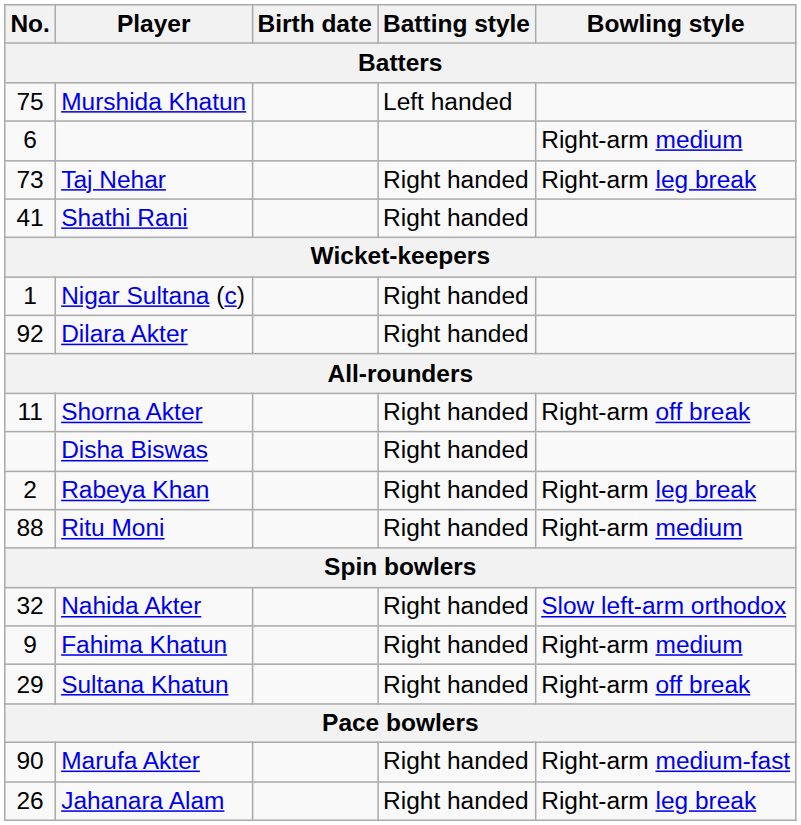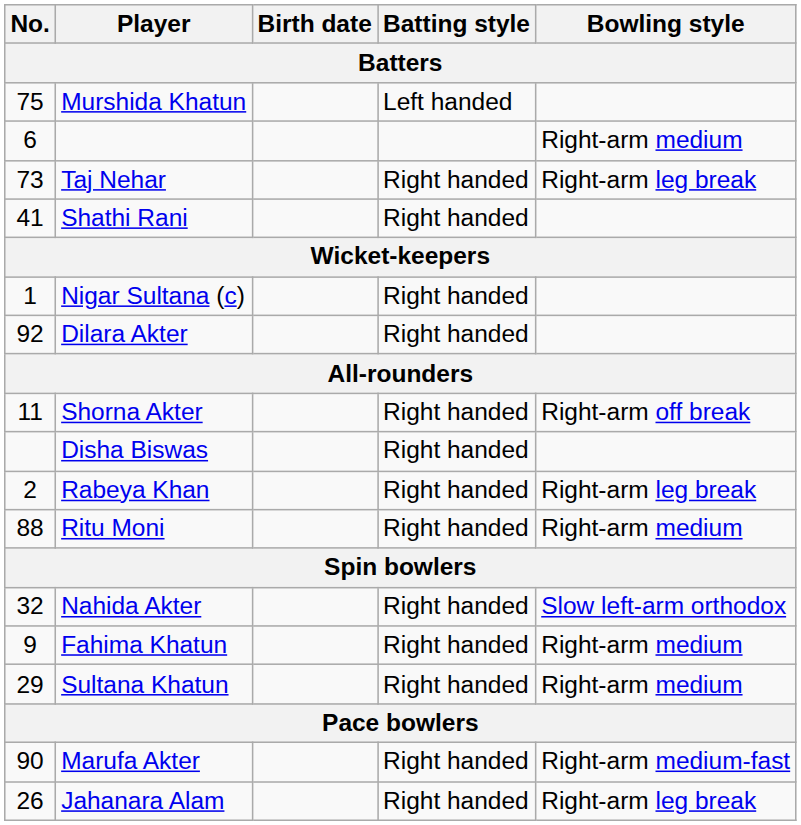(646, 683) Right-arm off break -> (642, 683) Right-arm medium
